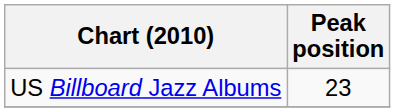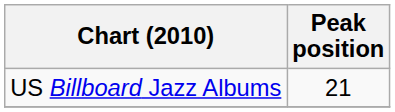(338, 87) 23 -> (338, 87) 21
